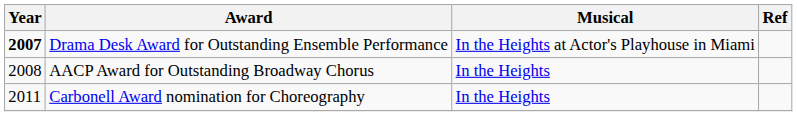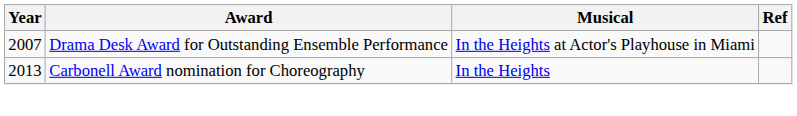(25, 44) bold -> (25, 44) normal
- row: (212, 70)
(25, 96) 2011 -> (25, 70) 2013
